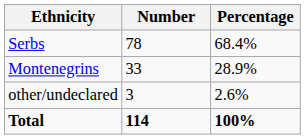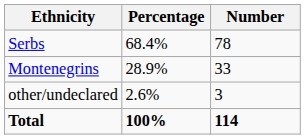columns swapped: (166, 17) <-> (255, 17)
